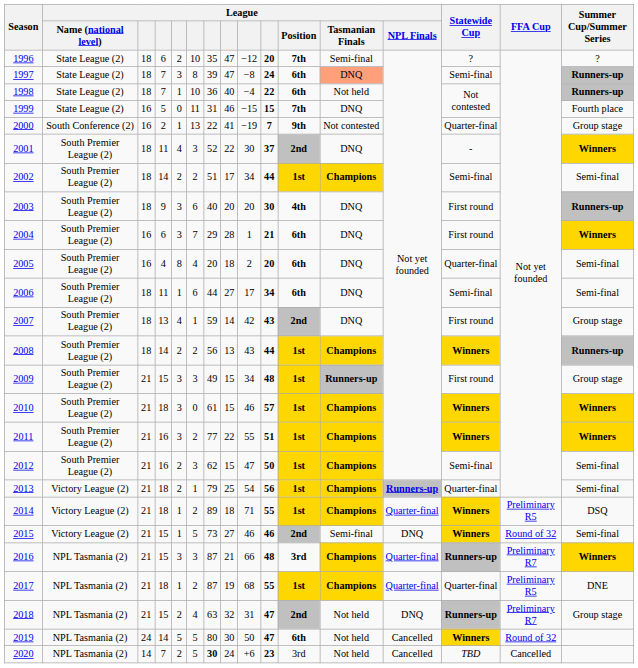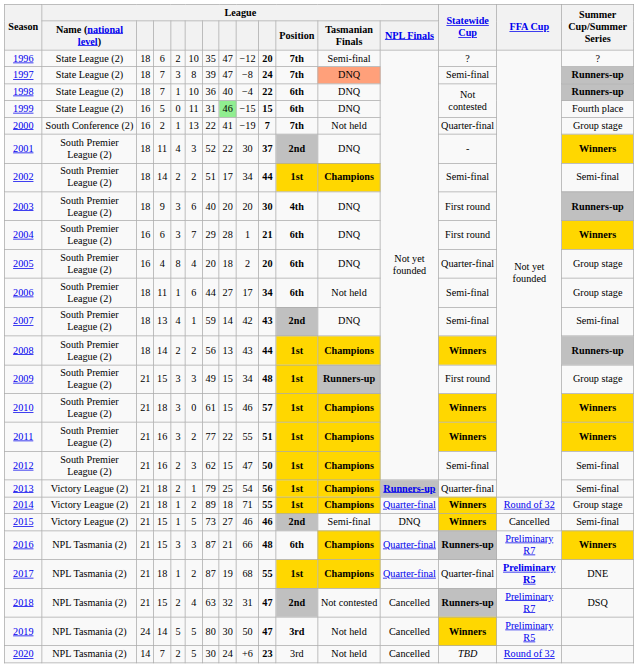(299, 74) 6th -> (297, 74) 7th
(351, 91) Not held -> (349, 91) DNQ
(229, 108) no background -> (228, 108) lightgreen background
(299, 108) 7th -> (297, 108) 6th
(299, 125) 9th -> (297, 125) 7th
(351, 125) Not contested -> (349, 125) Not held
(597, 263) Semi-final -> (598, 263) Group stage
(351, 292) DNQ -> (349, 292) Not held
(597, 292) Semi-final -> (598, 292) Group stage
(471, 321) First round -> (468, 321) Semi-final
(597, 321) Group stage -> (598, 321) Semi-final
(531, 511) Preliminary R5 -> (529, 505) Round of 32
(597, 511) DSQ -> (598, 505) Group stage
(531, 533) Round of 32 -> (529, 521) Cancelled
(299, 556) 3rd -> (297, 544) 6th
(531, 585) normal -> (529, 573) bold
(351, 614) Not held -> (349, 602) Not contested
(412, 614) DNQ -> (409, 602) Cancelled
(597, 614) Group stage -> (598, 602) DSQ
(299, 637) 6th -> (297, 631) 3rd
(531, 637) Round of 32 -> (529, 631) Preliminary R5
(212, 654) bold -> (211, 654) normal
(531, 654) Cancelled -> (529, 654) Round of 32
